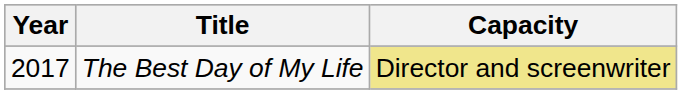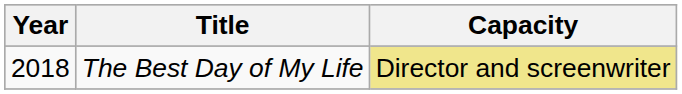(40, 67) 2017 -> (40, 67) 2018
